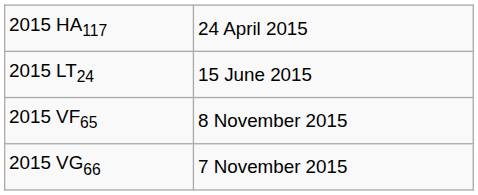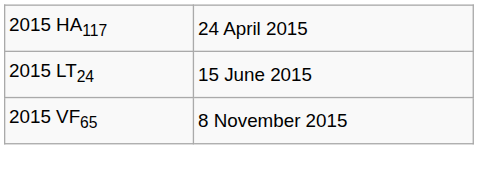- row: (55, 166)
